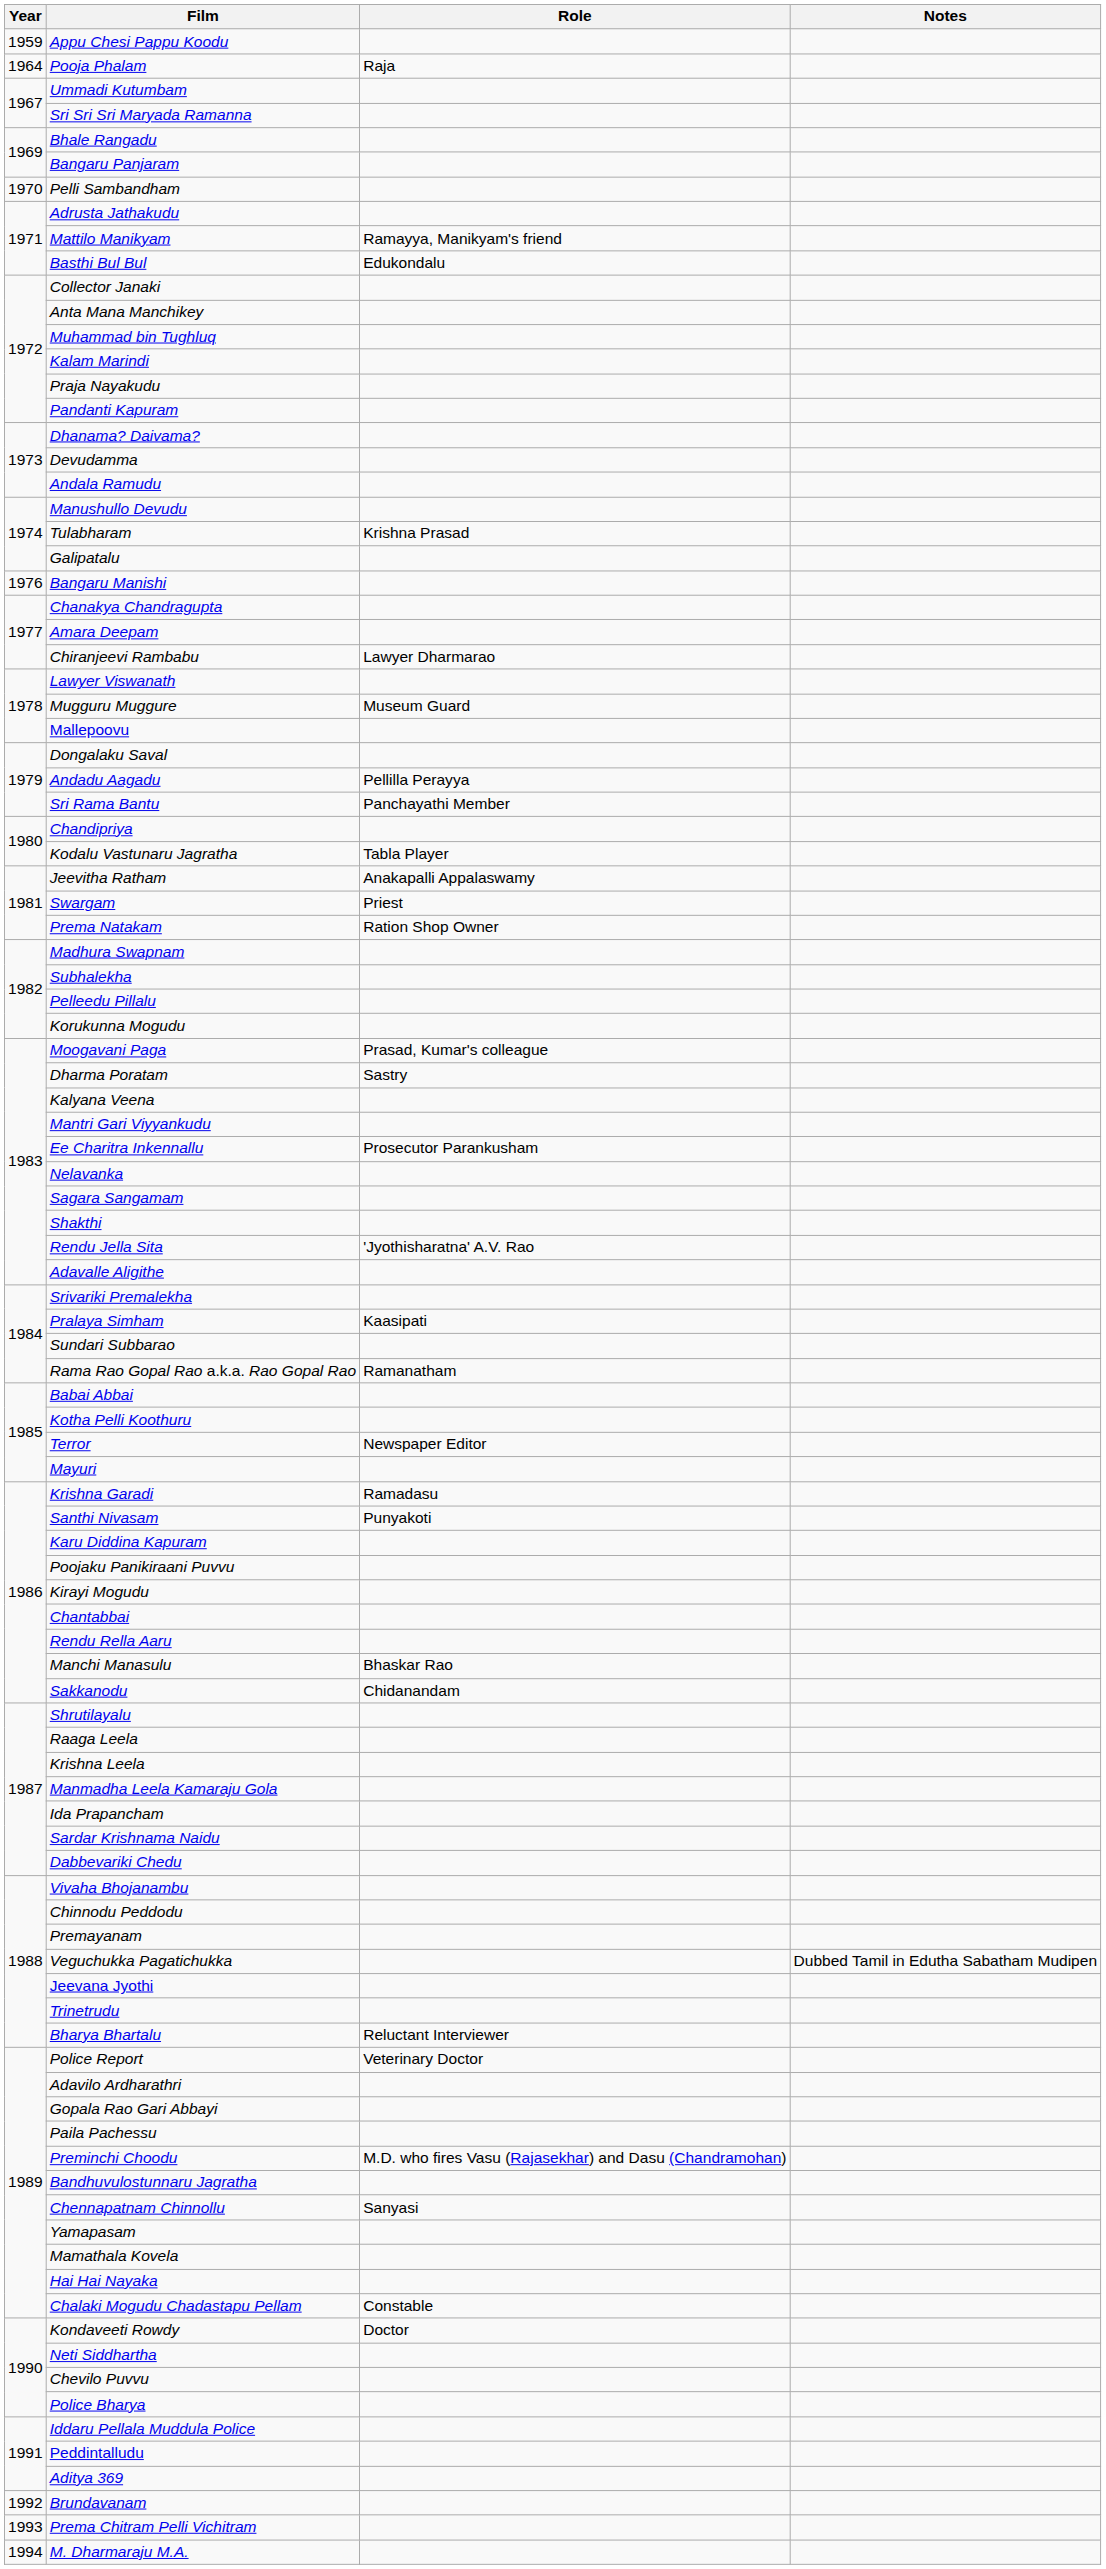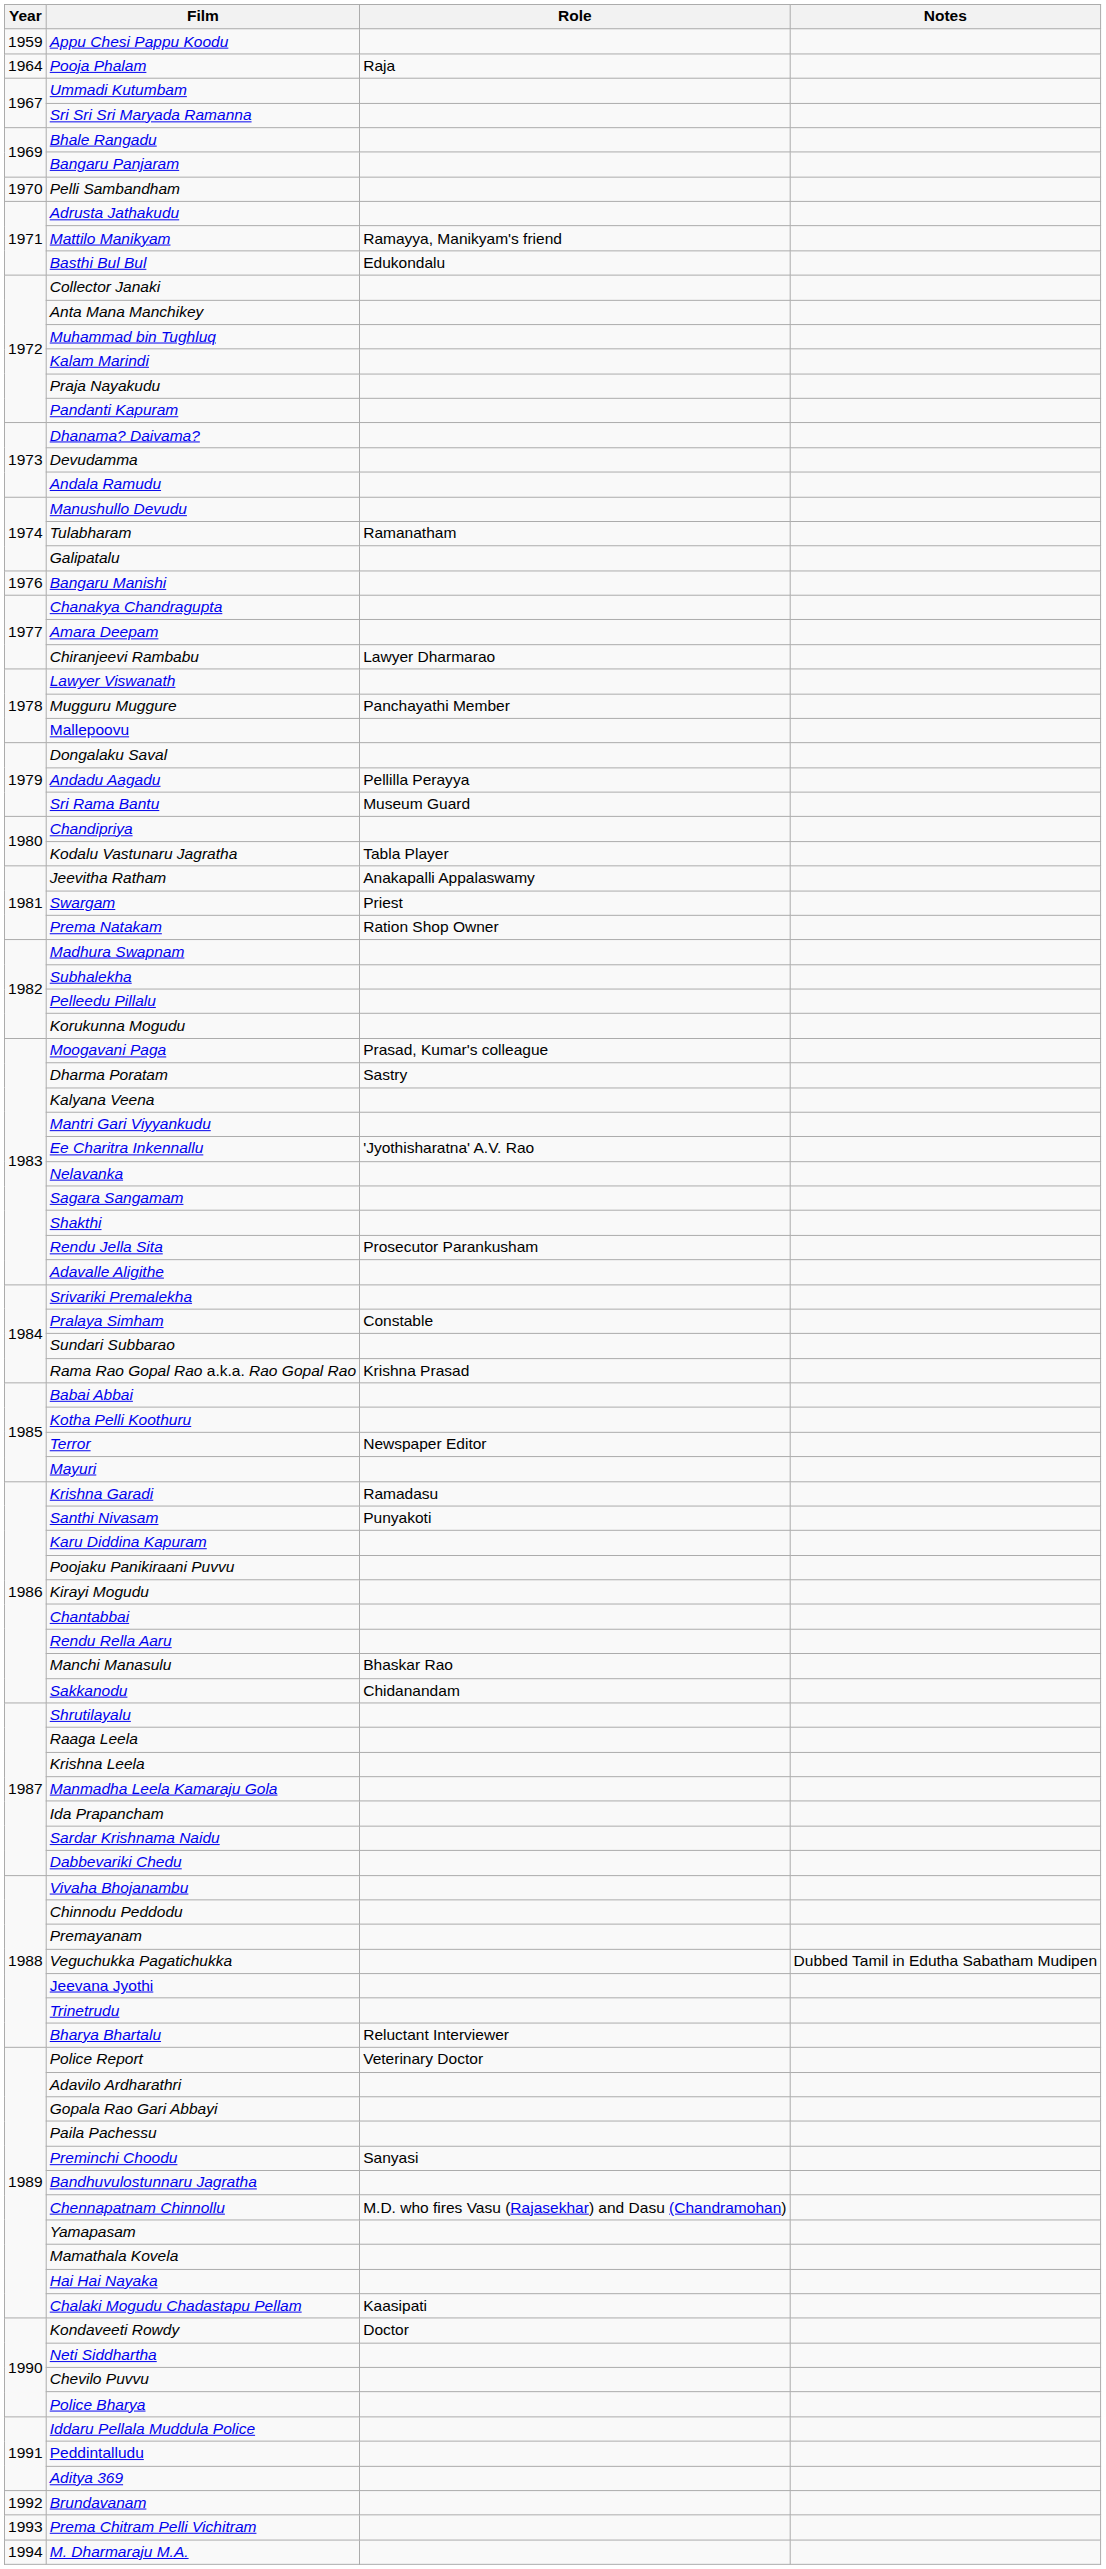(416, 533) Krishna Prasad -> (410, 533) Ramanatham
(417, 705) Museum Guard -> (436, 705) Panchayathi Member
(436, 804) Panchayathi Member -> (417, 804) Museum Guard
(451, 1149) Prosecutor Parankusham -> (449, 1149) 'Jyothisharatna' A.V. Rao
(449, 1247) 'Jyothisharatna' A.V. Rao -> (451, 1247) Prosecutor Parankusham
(395, 1321) Kaasipati -> (398, 1321) Constable
(410, 1370) Ramanatham -> (416, 1370) Krishna Prasad
(575, 2158) M.D. who fires Vasu (Rajasekhar) and Dasu (Chandramohan) -> (391, 2158) Sanyasi
(391, 2207) Sanyasi -> (575, 2207) M.D. who fires Vasu (Rajasekhar) and Dasu (Chandramohan)
(398, 2305) Constable -> (395, 2305) Kaasipati
